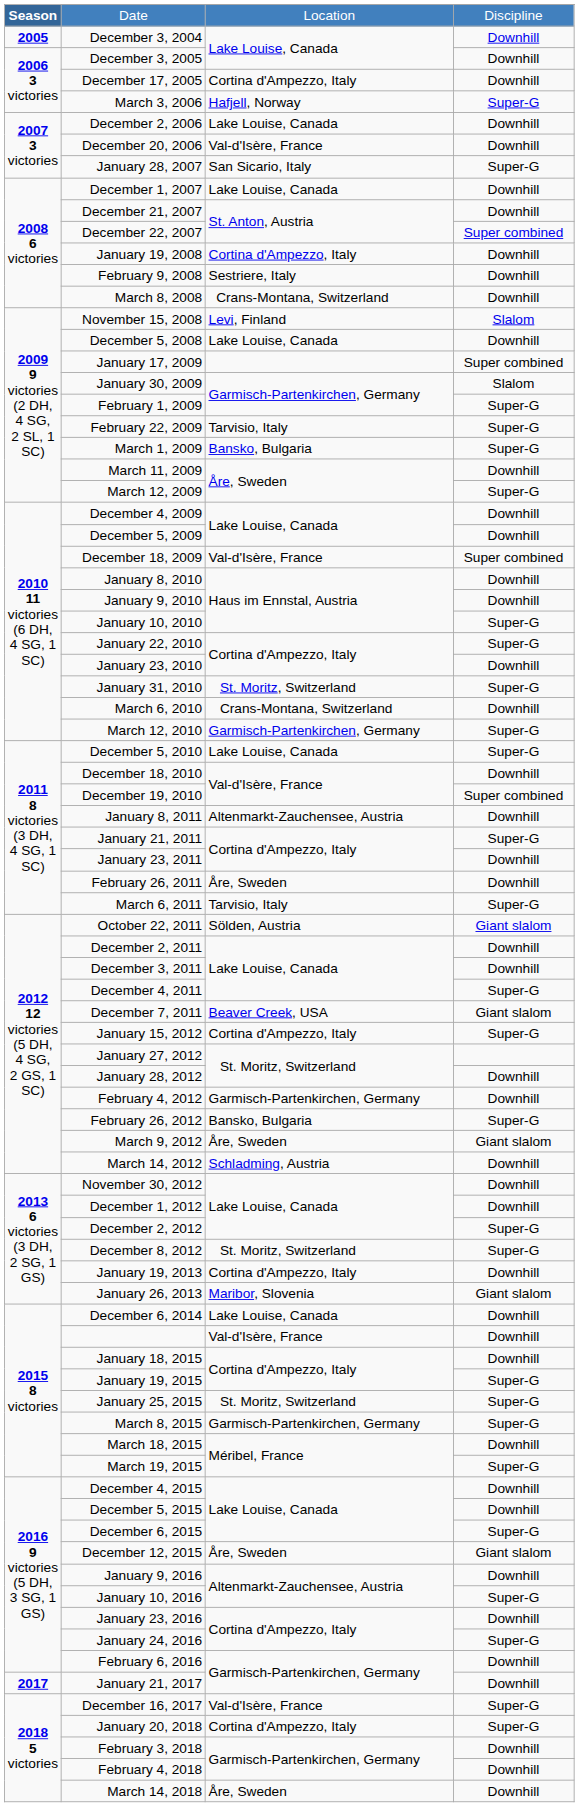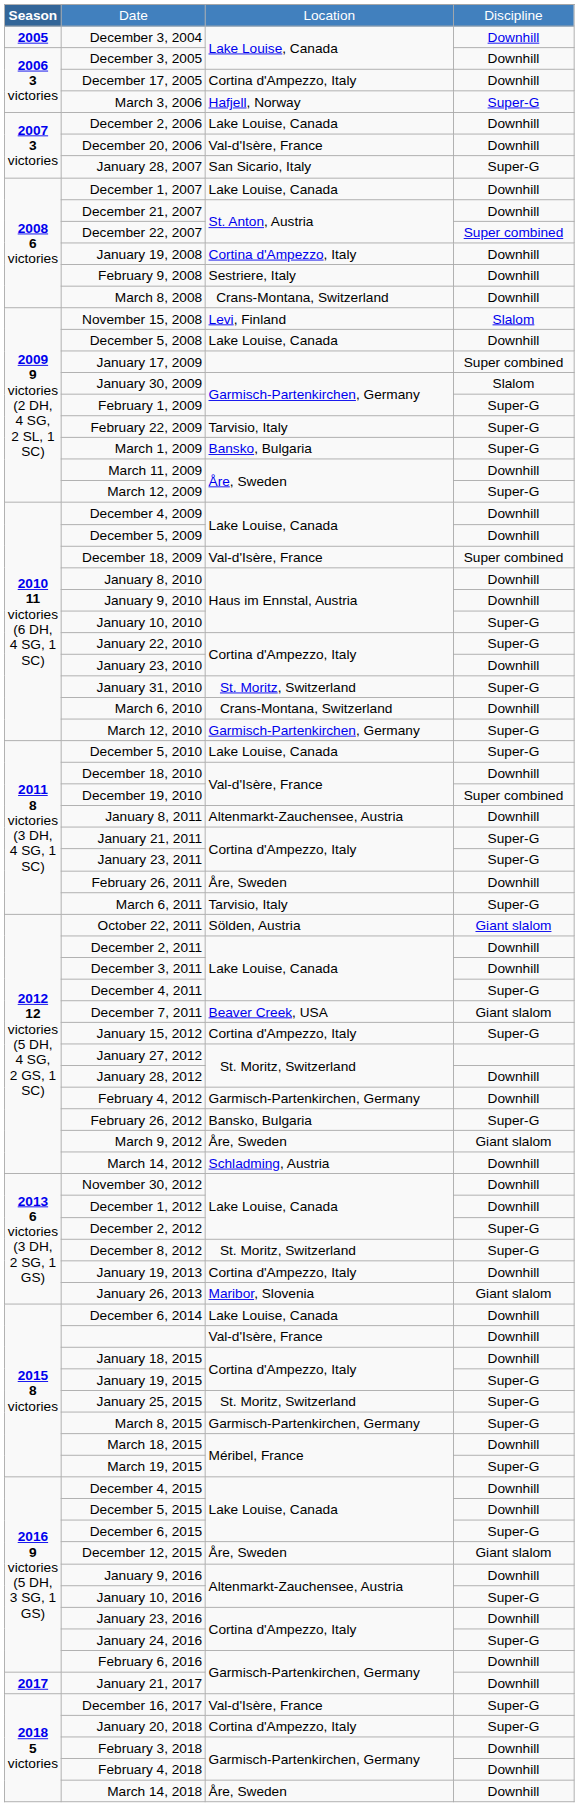(513, 860) Downhill -> (513, 860) Super-G
